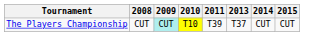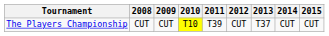+ column: (239, 11)
(166, 25) paleturquoise background -> (166, 25) no background
